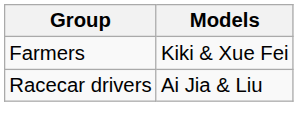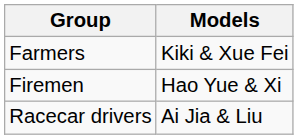+ row: (47, 85)
